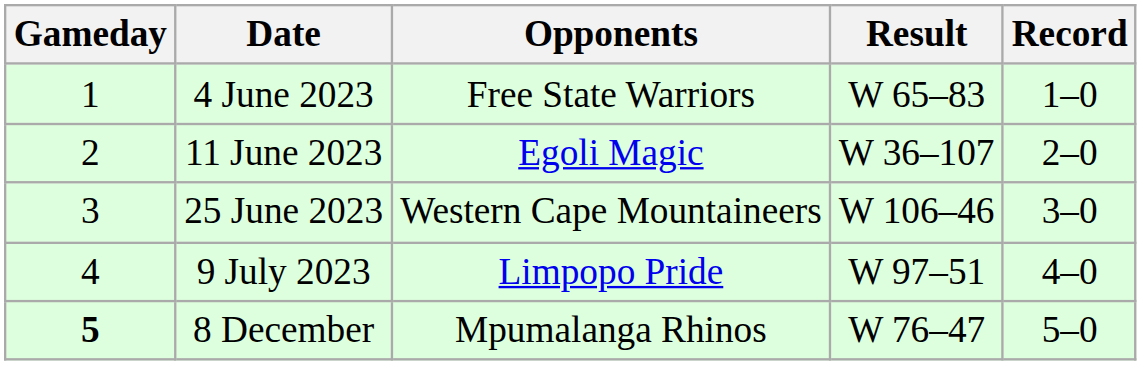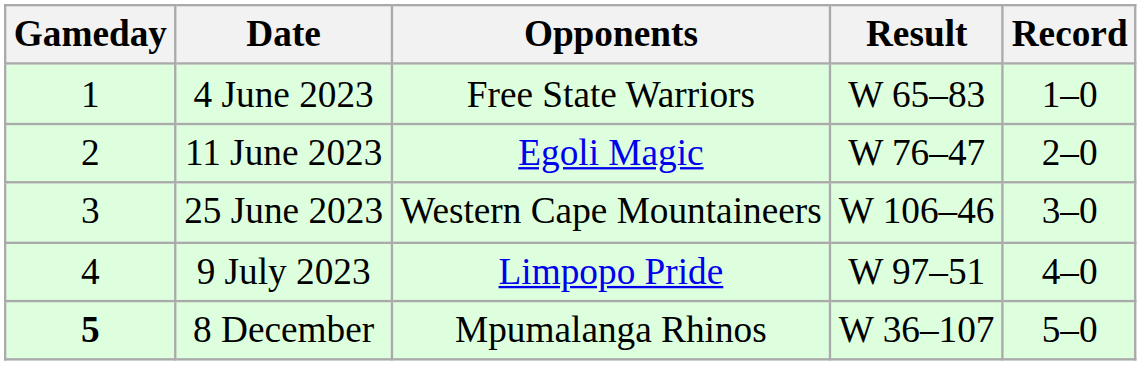(917, 152) W 36–107 -> (917, 152) W 76–47
(917, 329) W 76–47 -> (917, 329) W 36–107
